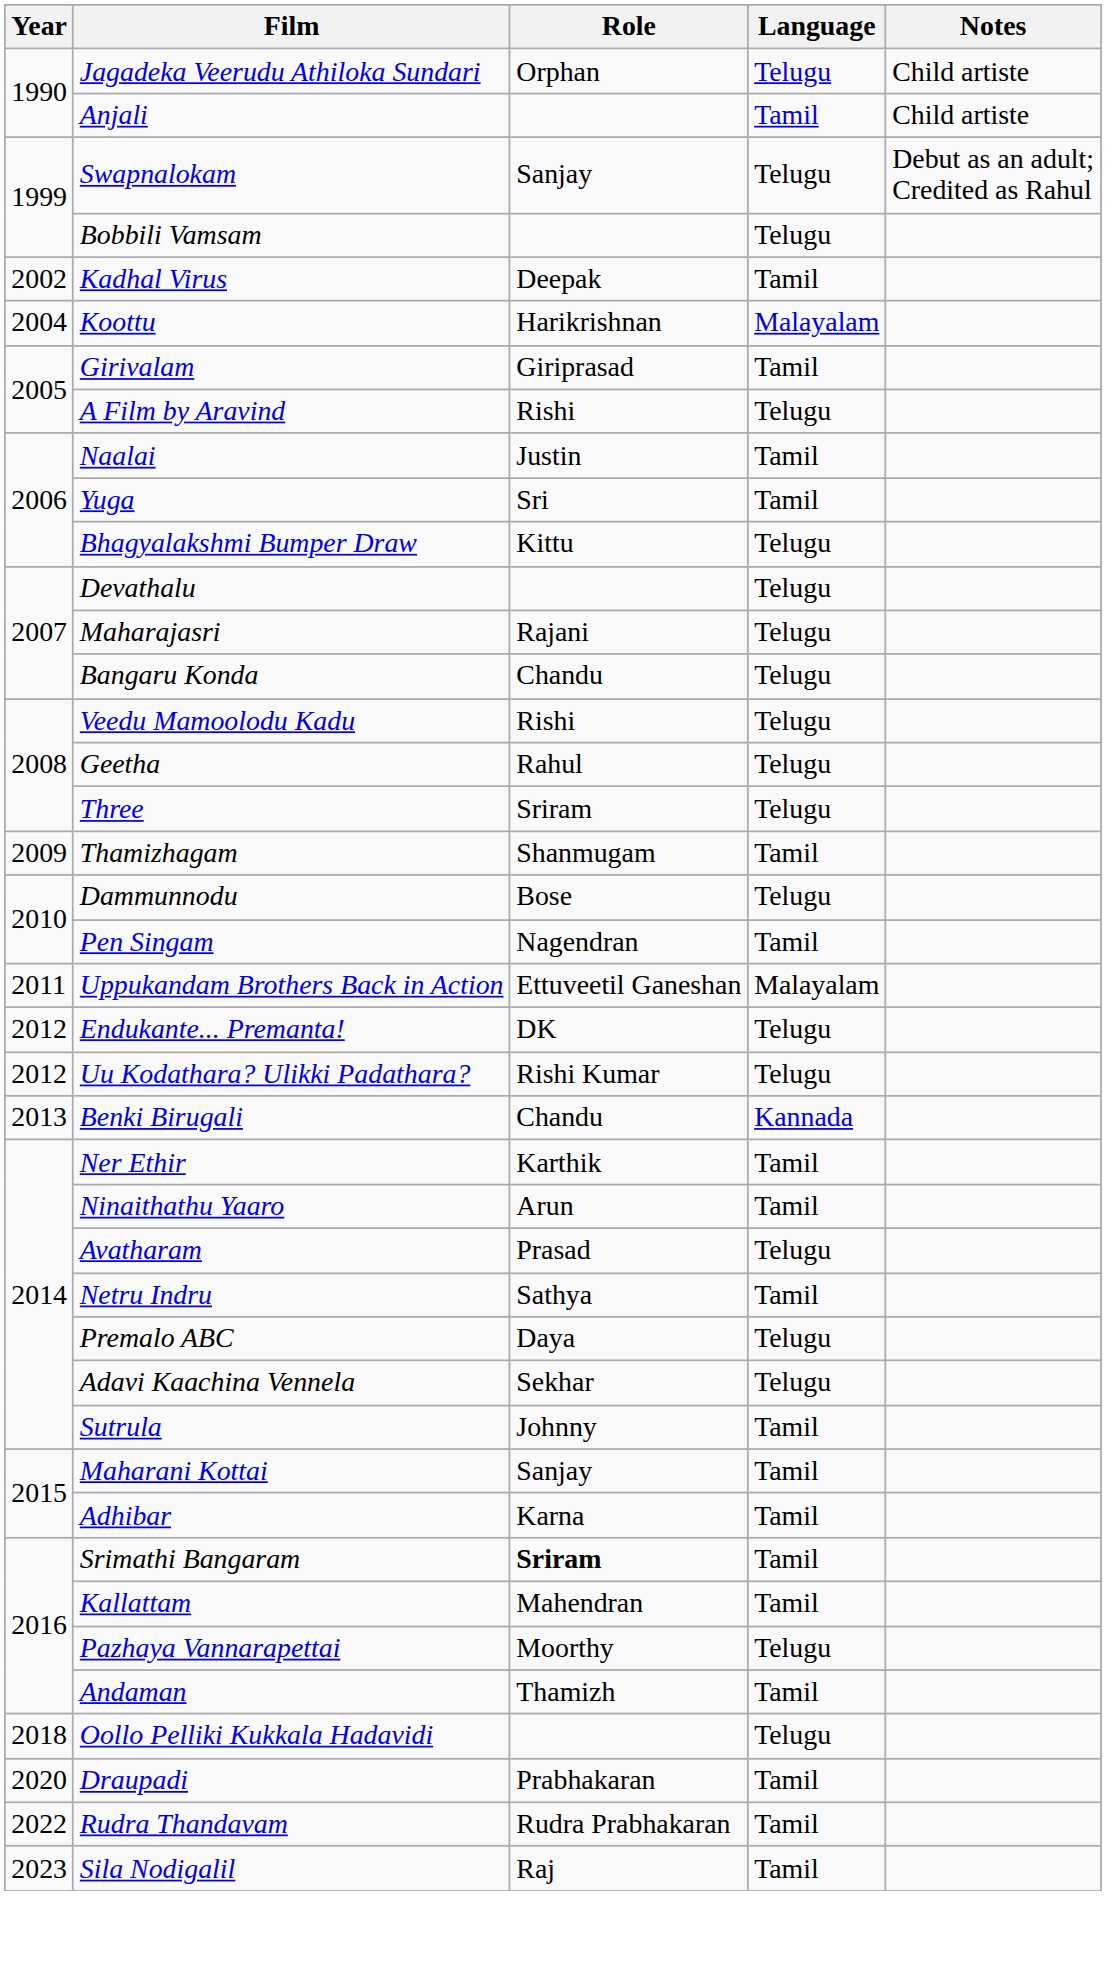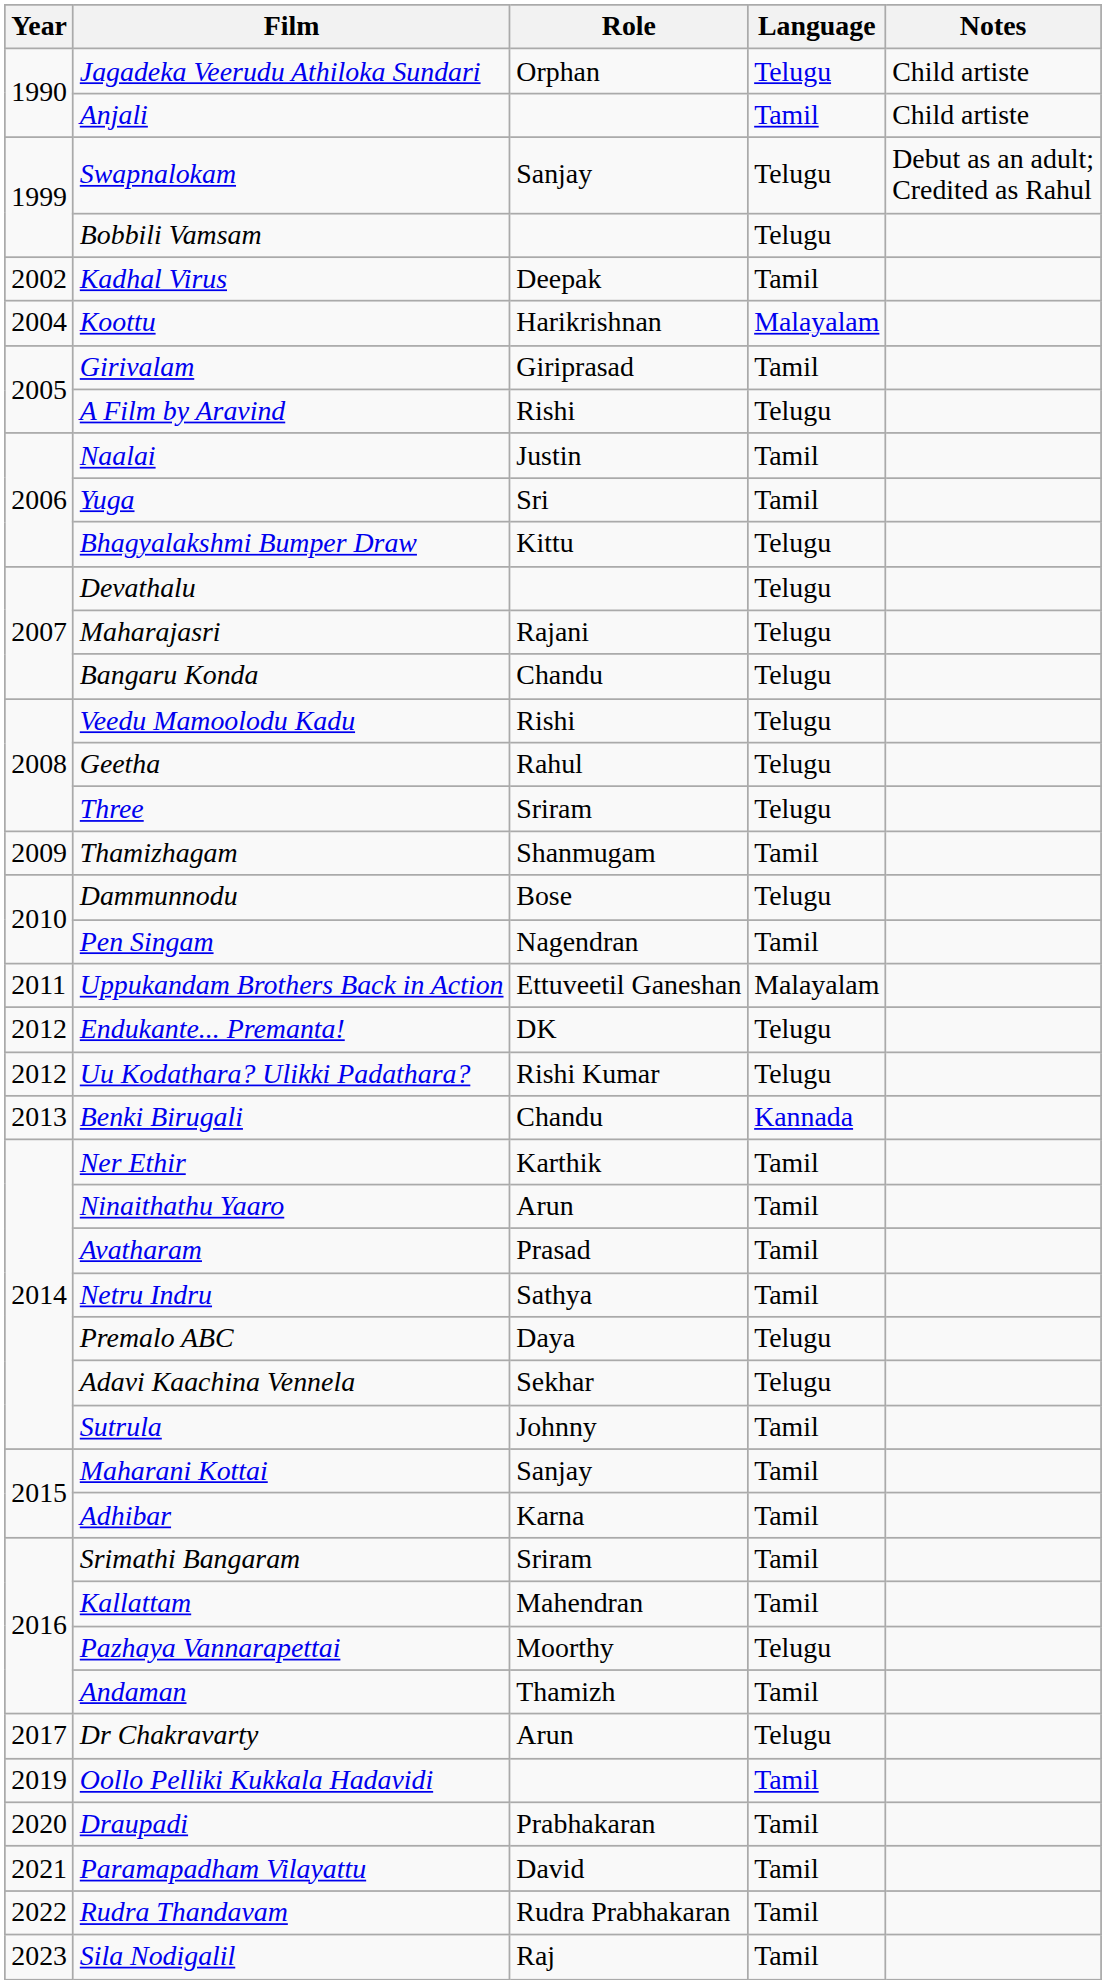(793, 1250) Telugu -> (786, 1250) Tamil
(559, 1559) bold -> (554, 1559) normal
+ row: (169, 1735)
(39, 1735) 2018 -> (39, 1779) 2019
(793, 1735) Telugu -> (786, 1779) Tamil
+ row: (223, 1868)
